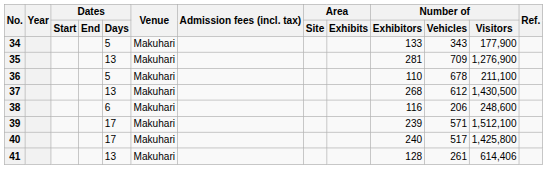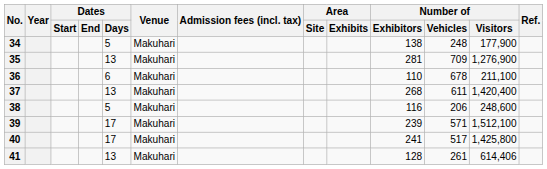(414, 44) 133 -> (414, 44) 138
(459, 44) 343 -> (459, 44) 248
(108, 76) 5 -> (108, 76) 6
(459, 92) 612 -> (459, 92) 611
(494, 92) 1,430,500 -> (494, 92) 1,420,400
(108, 108) 6 -> (108, 108) 5
(414, 140) 240 -> (414, 140) 241
